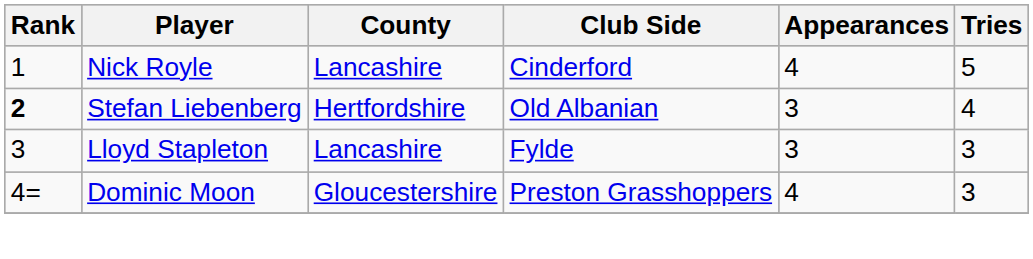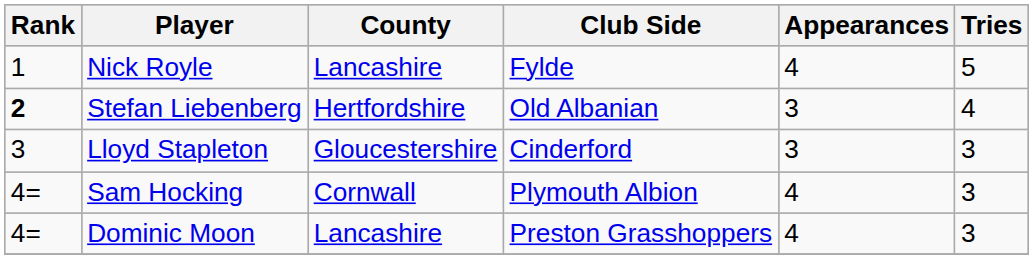(571, 66) Cinderford -> (542, 66) Fylde
(378, 150) Lancashire -> (406, 150) Gloucestershire
(542, 150) Fylde -> (571, 150) Cinderford
+ row: (165, 191)
(406, 191) Gloucestershire -> (378, 233) Lancashire
